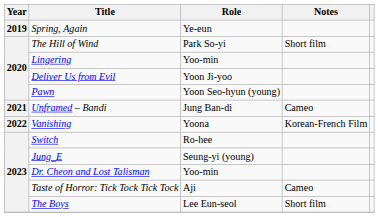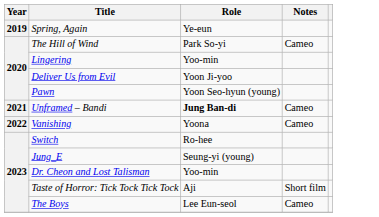(305, 44) Short film -> (299, 44) Cameo
(208, 108) normal -> (209, 108) bold
(326, 124) Korean-French Film -> (299, 124) Cameo
(299, 188) Cameo -> (305, 188) Short film
(305, 204) Short film -> (299, 204) Cameo
